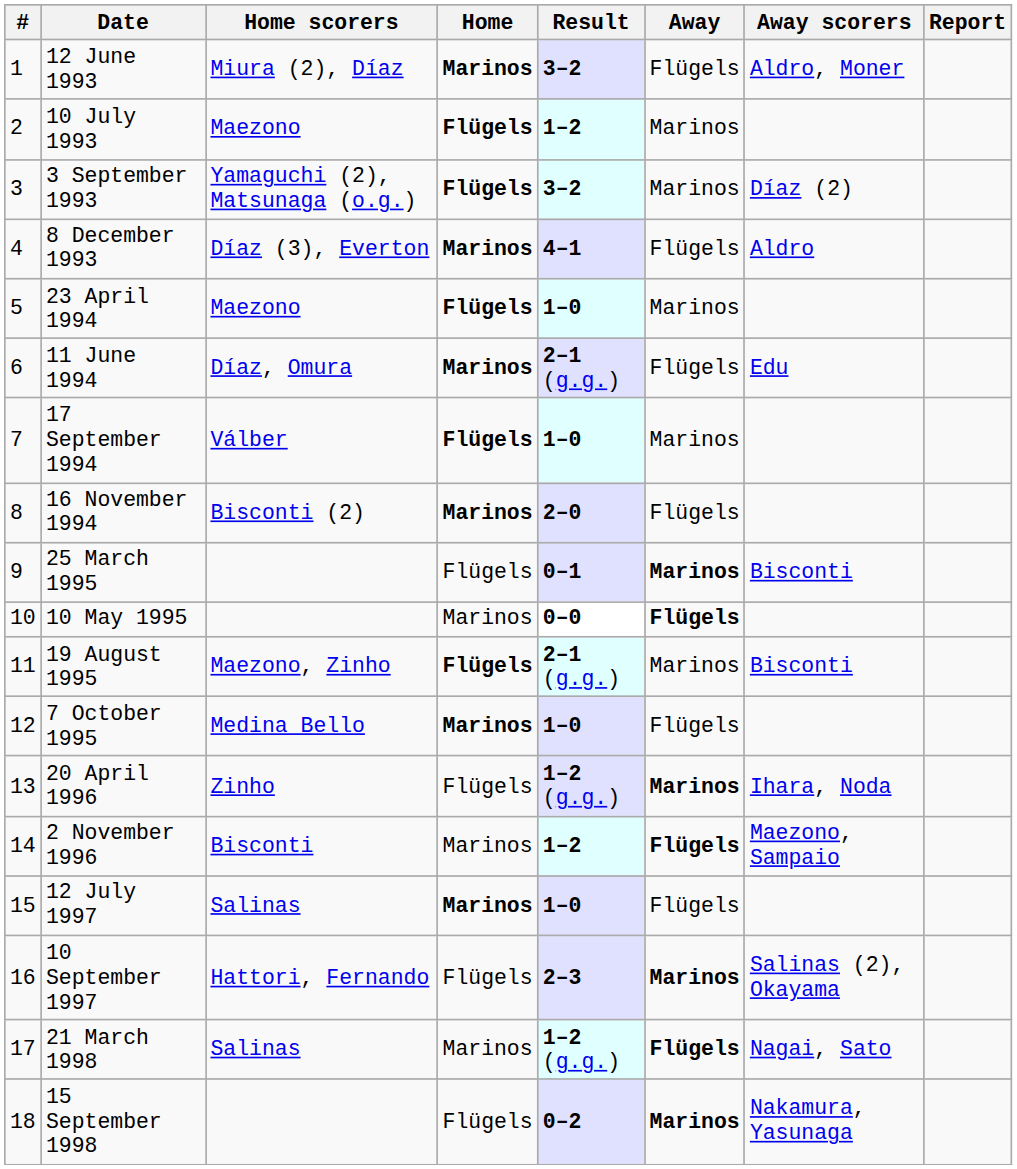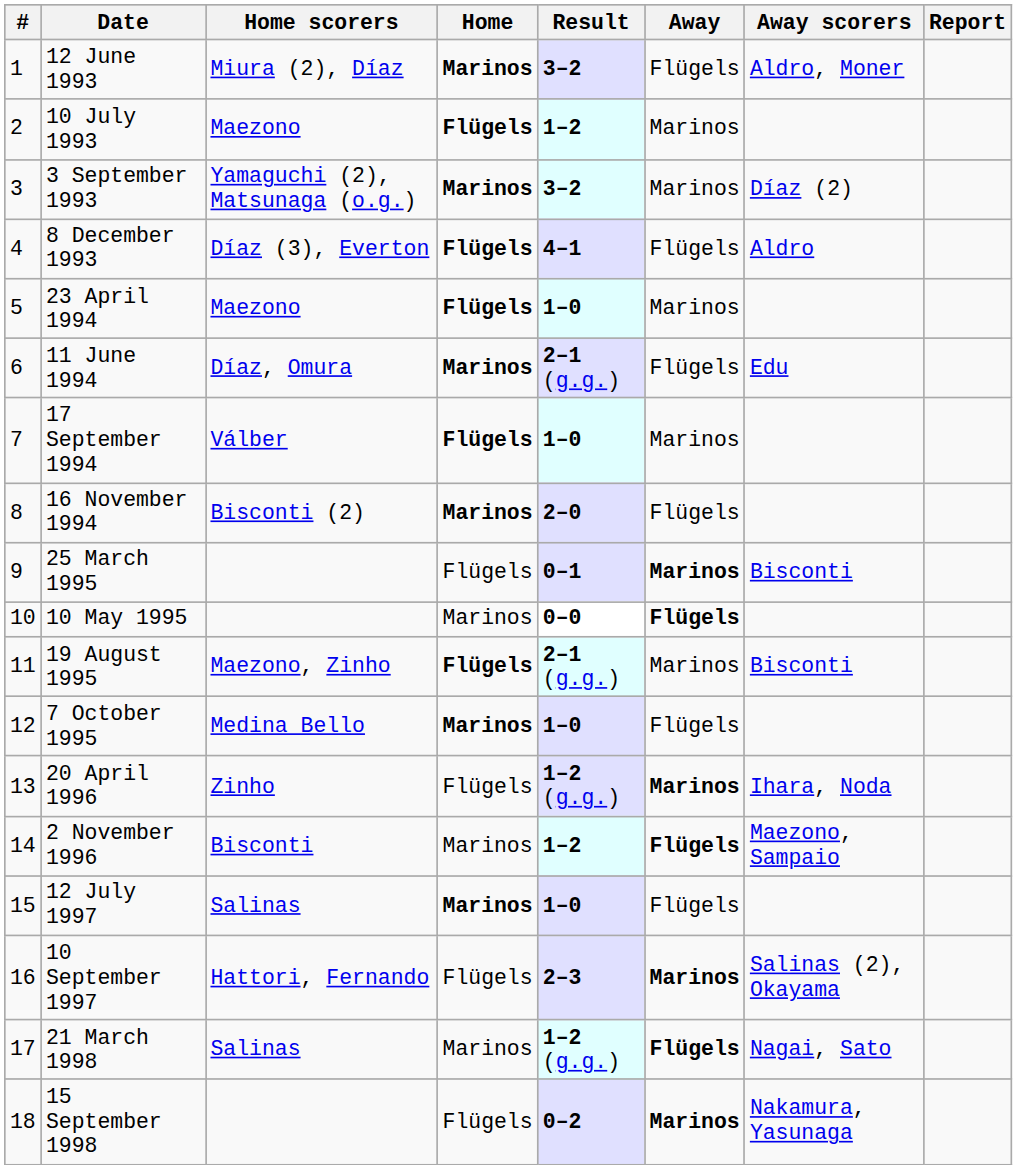(488, 189) Flügels -> (488, 189) Marinos
(488, 249) Marinos -> (488, 249) Flügels
